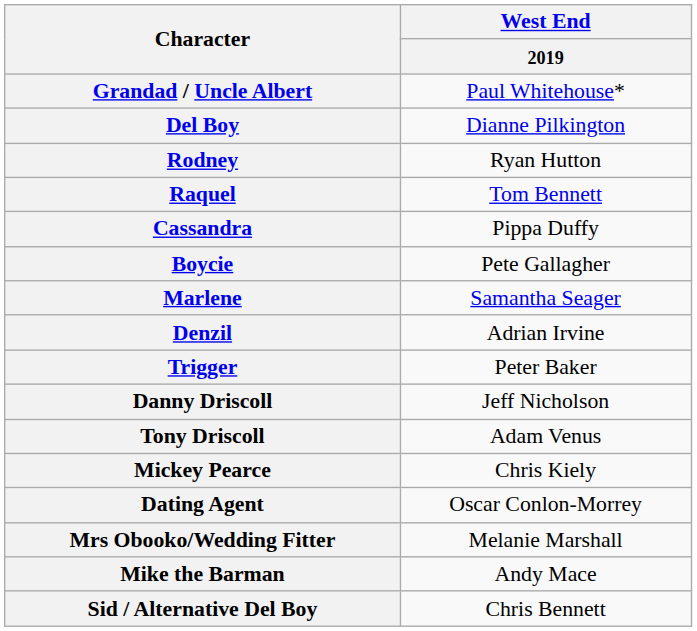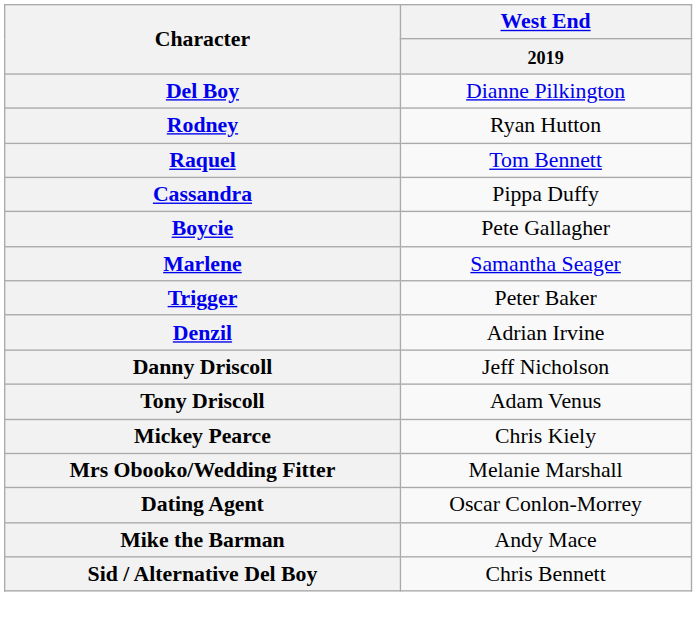- row: (202, 90)
rows swapped: (202, 366) <-> (202, 332)
rows swapped: (202, 504) <-> (202, 539)
